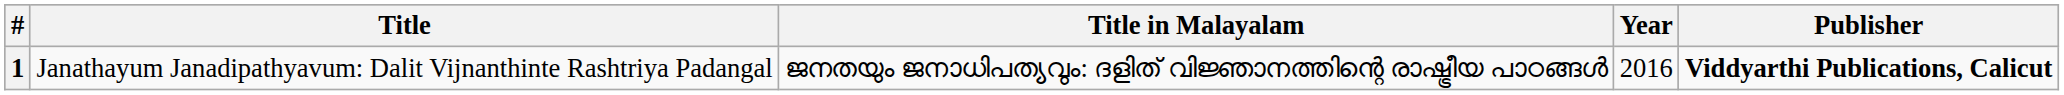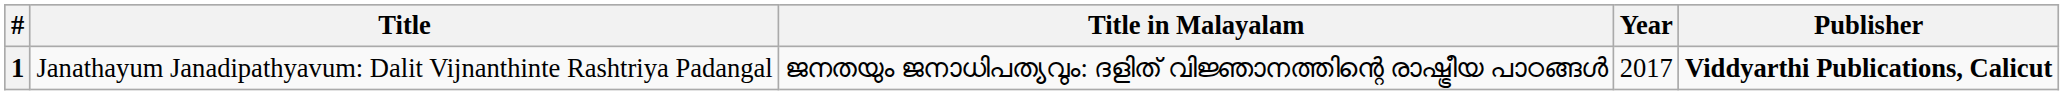(1646, 67) 2016 -> (1646, 67) 2017
